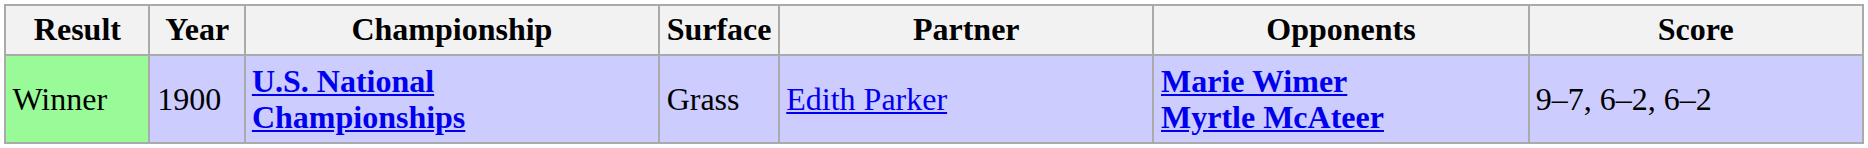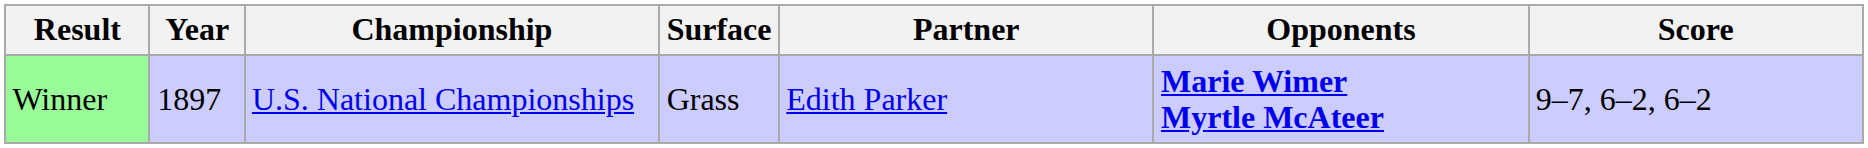(189, 98) 1900 -> (189, 98) 1897
(359, 98) bold -> (443, 98) normal
